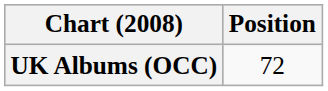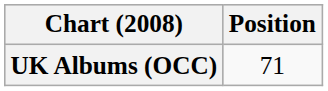(272, 64) 72 -> (272, 64) 71
